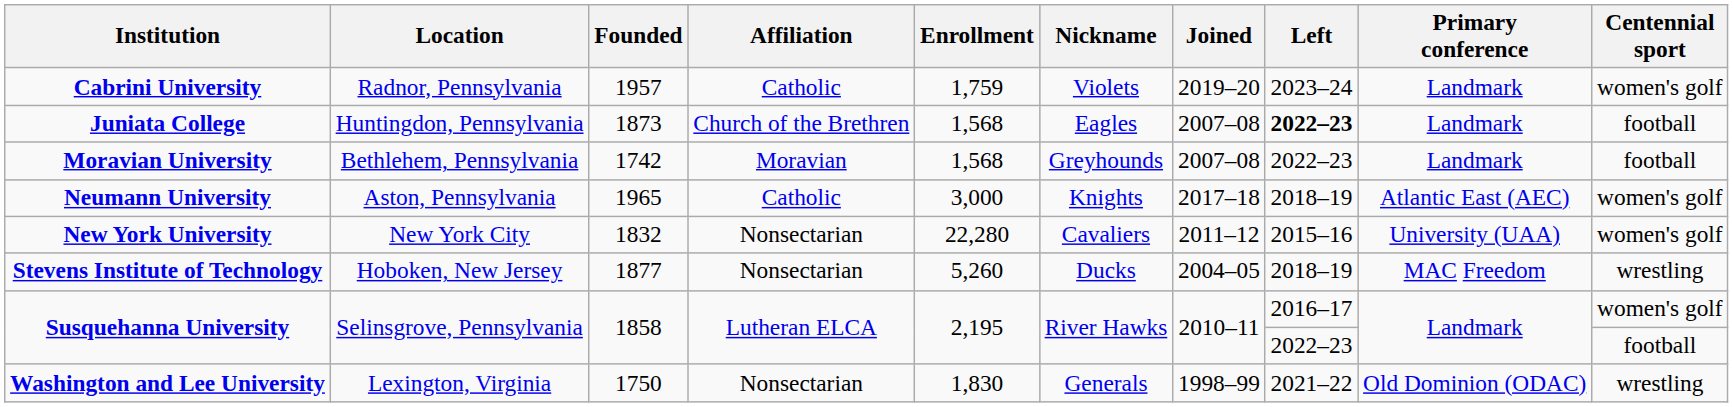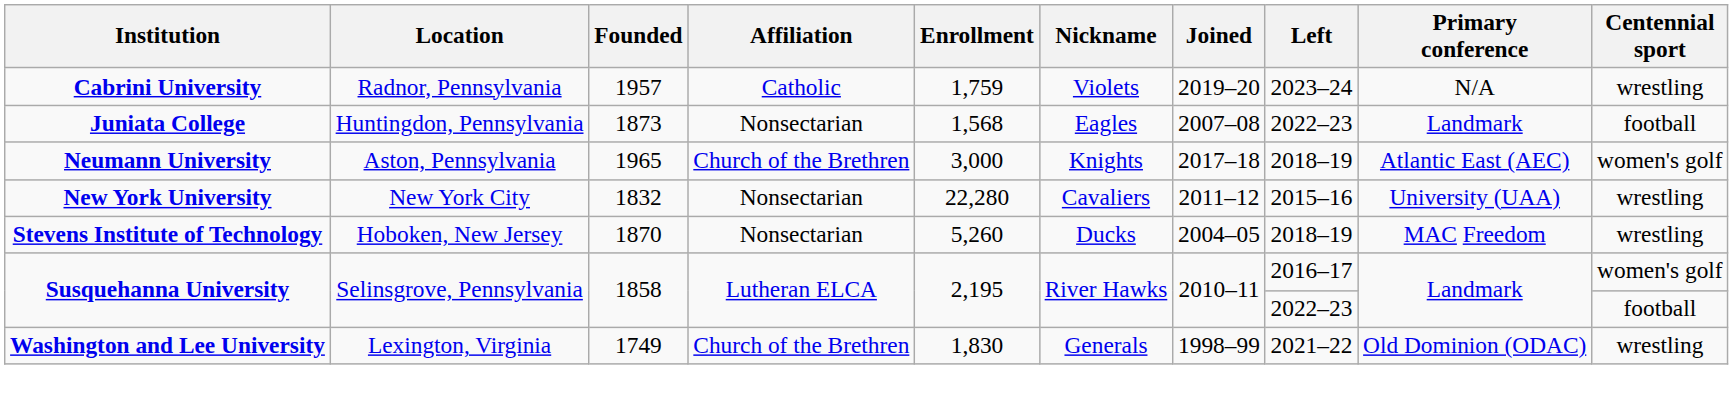(1475, 86) Landmark -> (1475, 86) N/A
(1660, 86) women's golf -> (1660, 86) wrestling
(801, 123) Church of the Brethren -> (801, 123) Nonsectarian
(1311, 123) bold -> (1311, 123) normal
- row: (167, 160)
(801, 197) Catholic -> (801, 160) Church of the Brethren
(1660, 234) women's golf -> (1660, 197) wrestling
(638, 271) 1877 -> (638, 234) 1870
(638, 382) 1750 -> (638, 345) 1749
(801, 382) Nonsectarian -> (801, 345) Church of the Brethren
